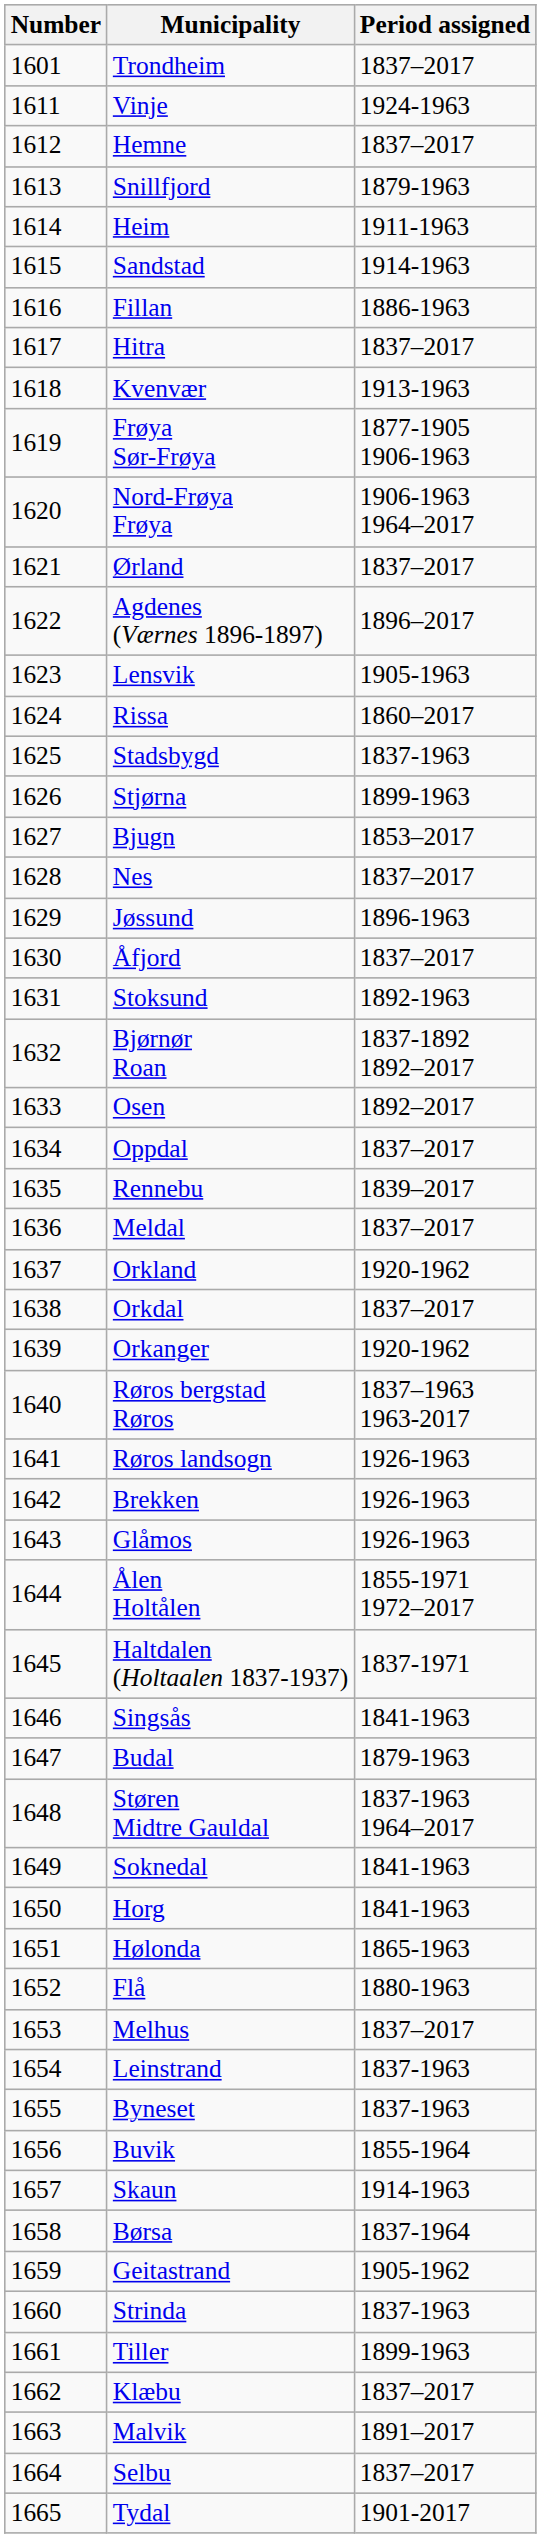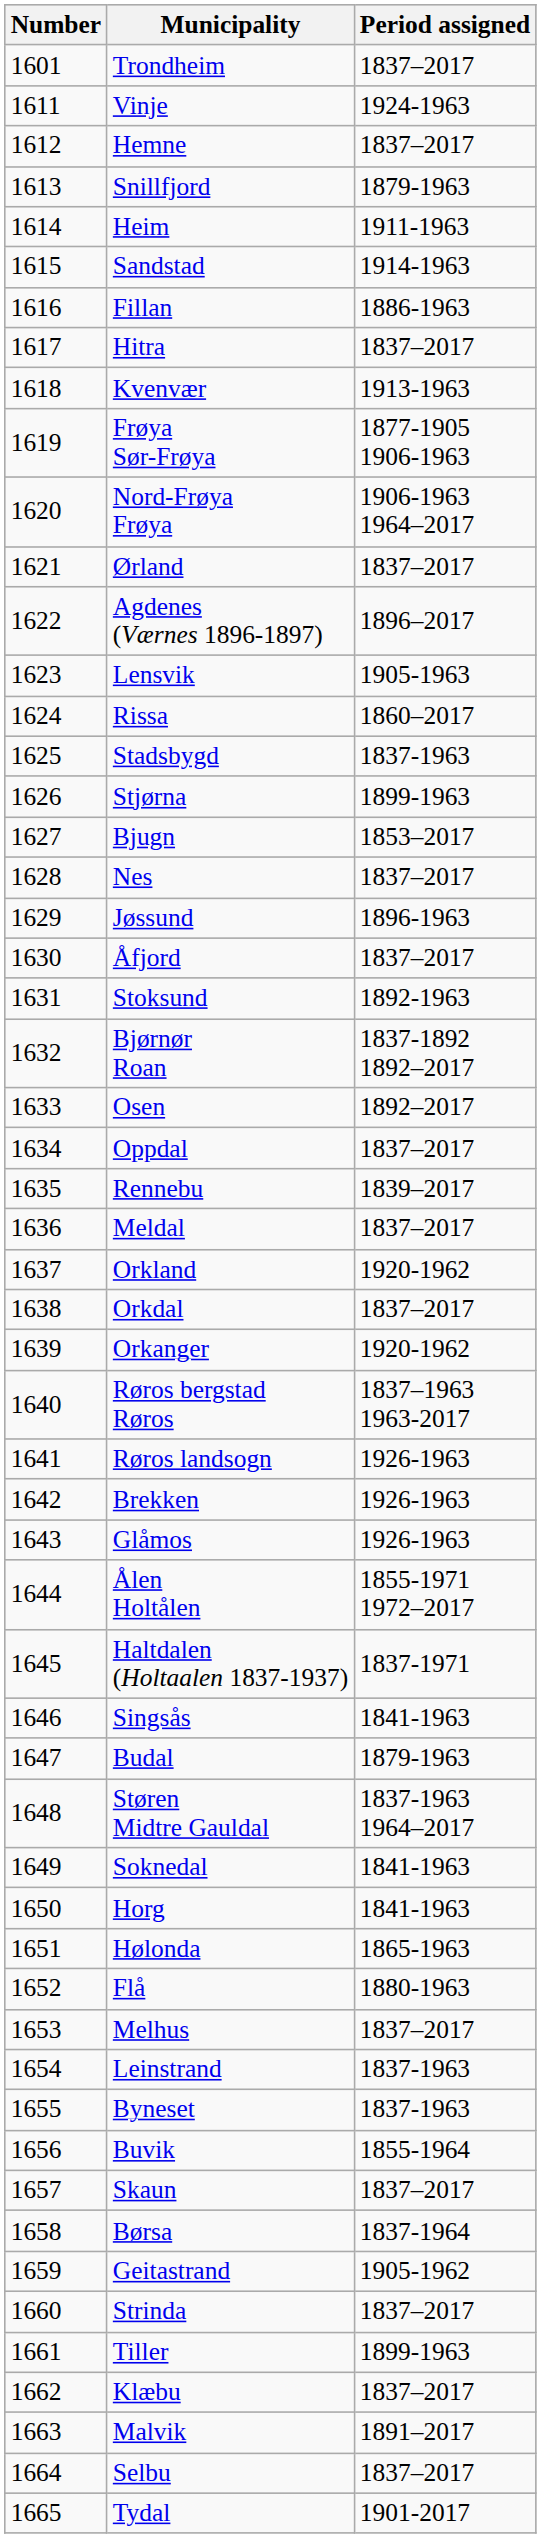(415, 2190) 1914-1963 -> (417, 2190) 1837–2017
(415, 2311) 1837-1963 -> (417, 2311) 1837–2017
